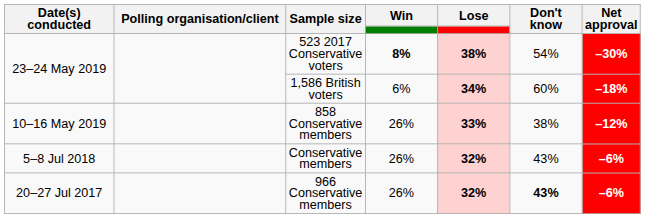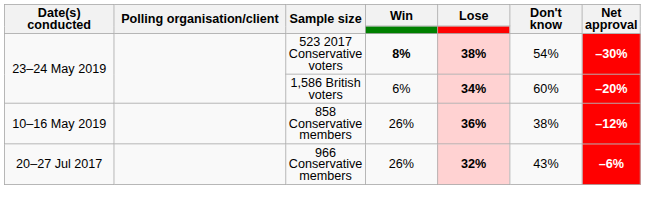(611, 89) –18% -> (611, 89) –20%
(474, 123) 33% -> (474, 123) 36%
- row: (326, 158)
(546, 193) bold -> (546, 164) normal
